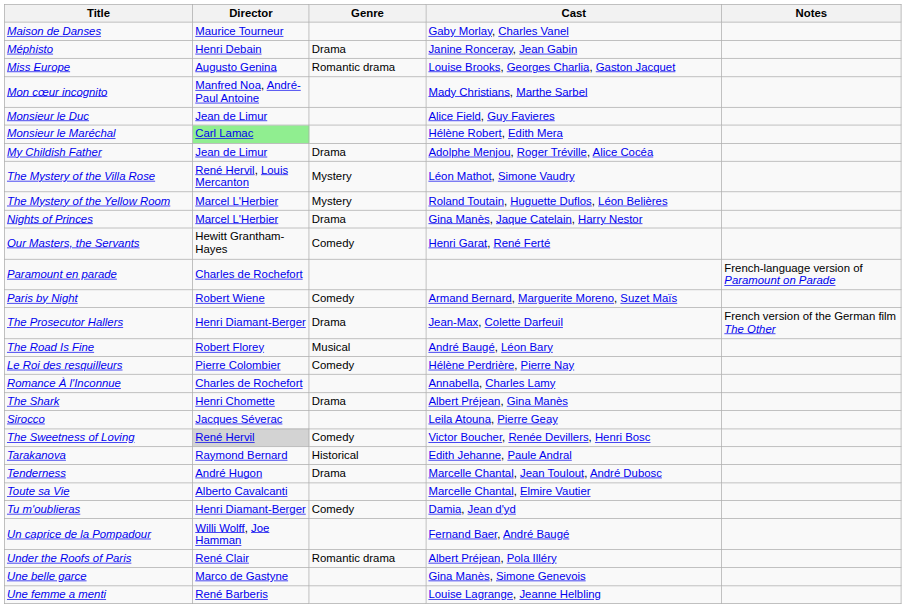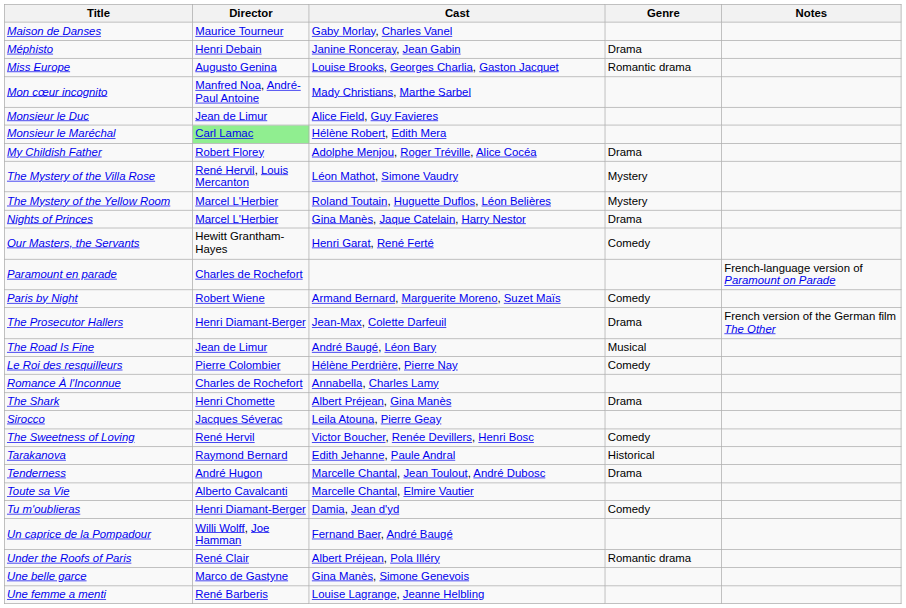columns swapped: (574, 13) <-> (368, 13)
(231, 152) Jean de Limur -> (230, 152) Robert Florey
(230, 347) Robert Florey -> (231, 347) Jean de Limur
(225, 437) lightgrey background -> (225, 437) no background
